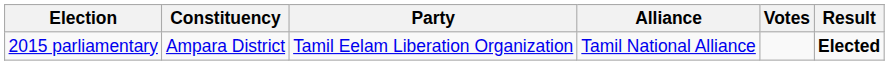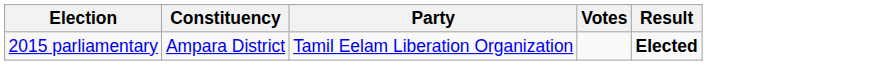- column: (669, 18)
